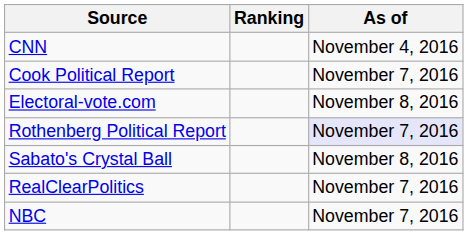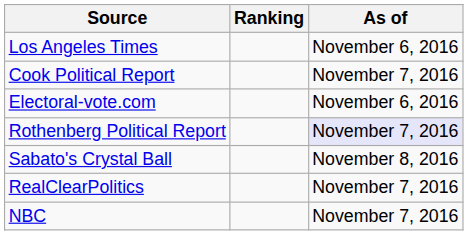+ row: (83, 46)
- row: (28, 46)
(385, 103) November 8, 2016 -> (385, 103) November 6, 2016
